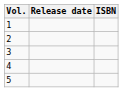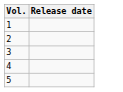- column: (106, 11)
